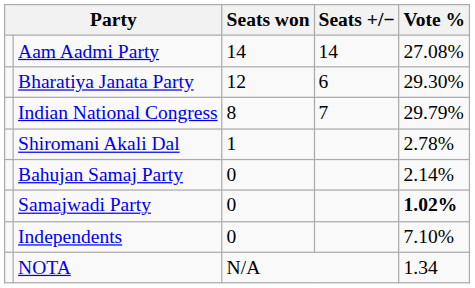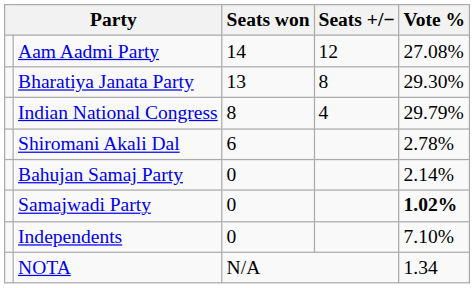(328, 50) 14 -> (328, 50) 12
(236, 81) 12 -> (236, 81) 13
(323, 81) 6 -> (323, 81) 8
(323, 112) 7 -> (323, 112) 4
(231, 143) 1 -> (231, 143) 6
